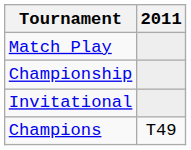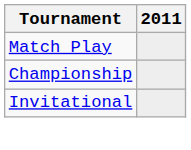- row: (55, 131)
